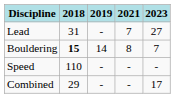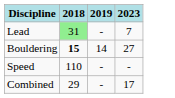- column: (129, 13)
(74, 31) no background -> (74, 31) lightgreen background
(156, 31) 27 -> (129, 31) 7
(156, 48) 7 -> (129, 48) 27
